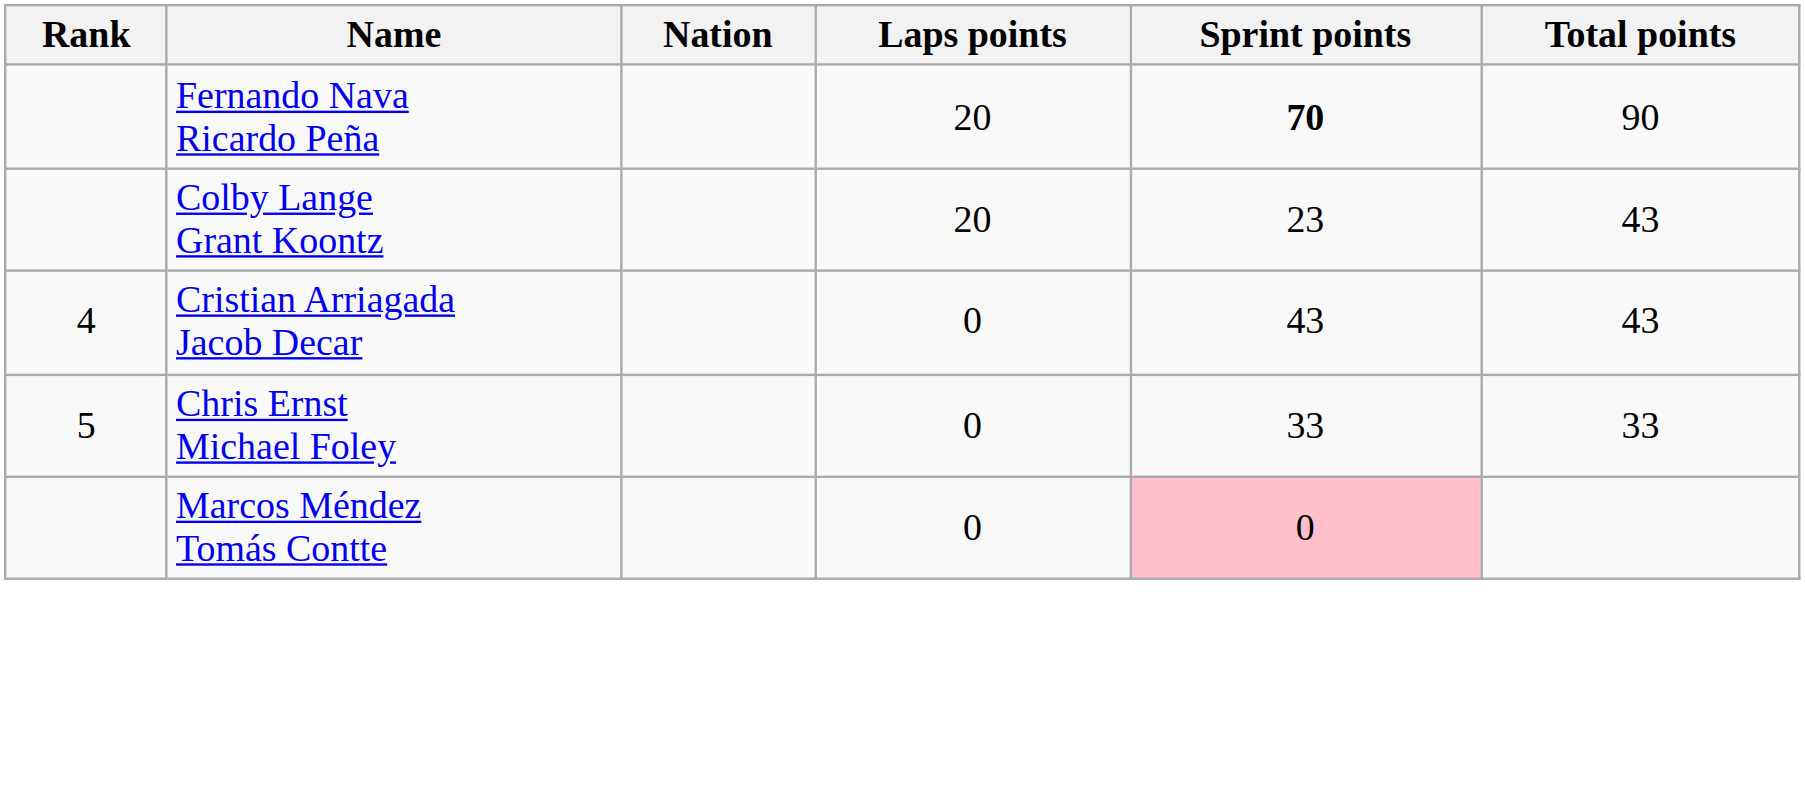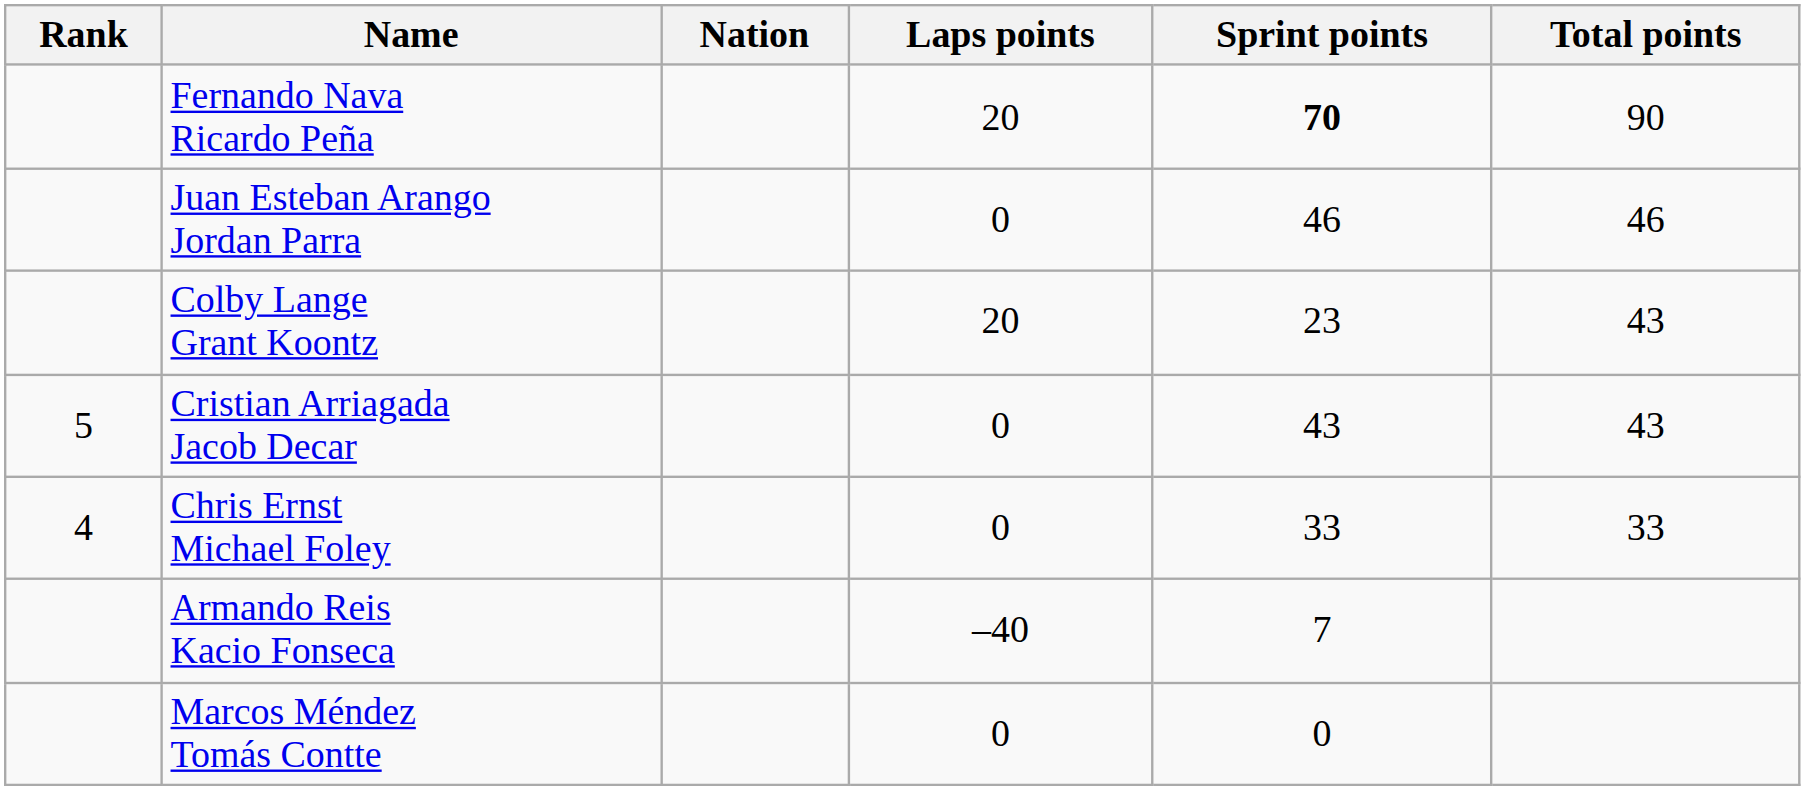+ row: (331, 218)
(86, 321) 4 -> (83, 424) 5
(86, 424) 5 -> (83, 527) 4
+ row: (283, 630)
(1305, 527) pink background -> (1322, 732) no background
